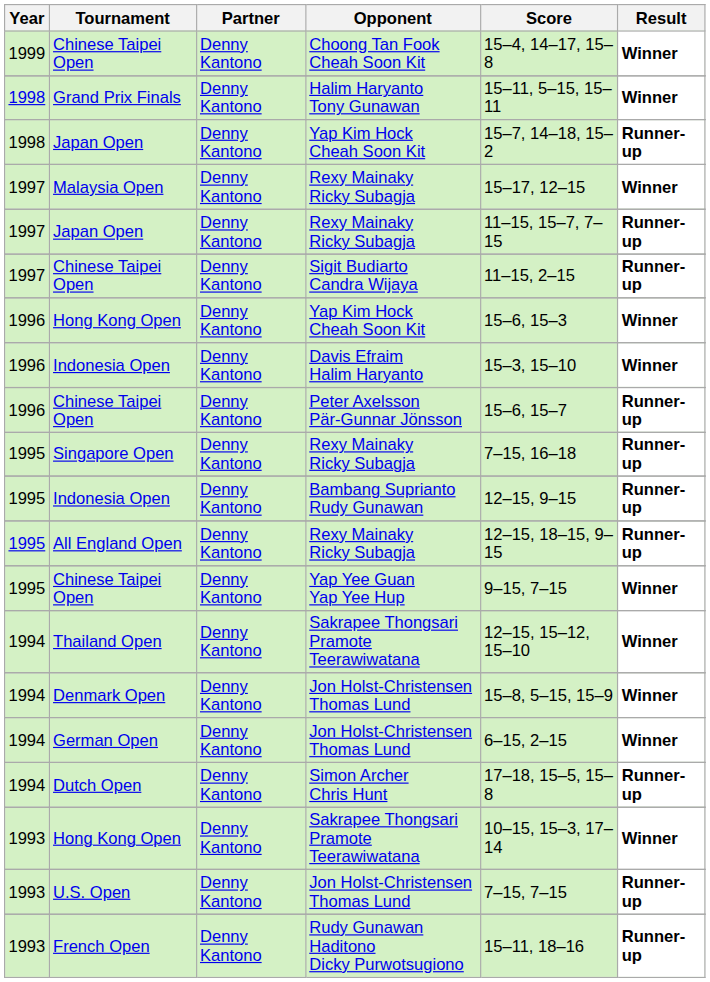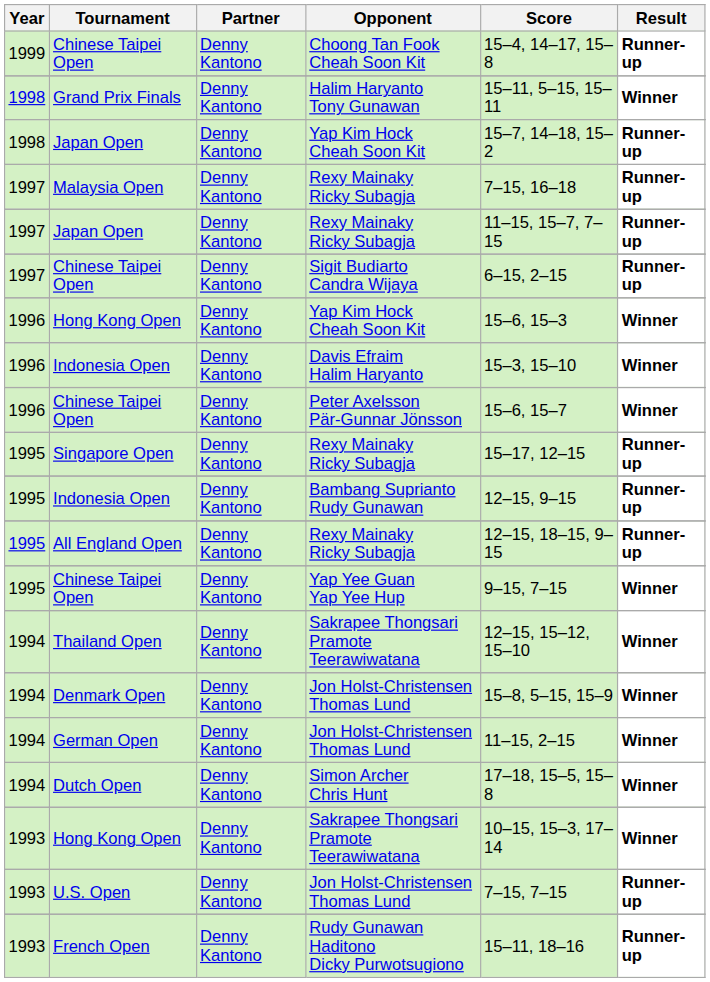(650, 53) Winner -> (653, 53) Runner-up
(535, 187) 15–17, 12–15 -> (530, 187) 7–15, 16–18
(650, 187) Winner -> (653, 187) Runner-up
(529, 276) 11–15, 2–15 -> (525, 276) 6–15, 2–15
(653, 410) Runner-up -> (650, 410) Winner
(530, 454) 7–15, 16–18 -> (535, 454) 15–17, 12–15
(525, 740) 6–15, 2–15 -> (529, 740) 11–15, 2–15
(653, 785) Runner-up -> (650, 785) Winner
